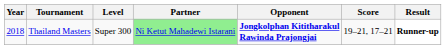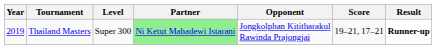(15, 32) 2018 -> (15, 32) 2019
(289, 32) bold -> (285, 32) normal
